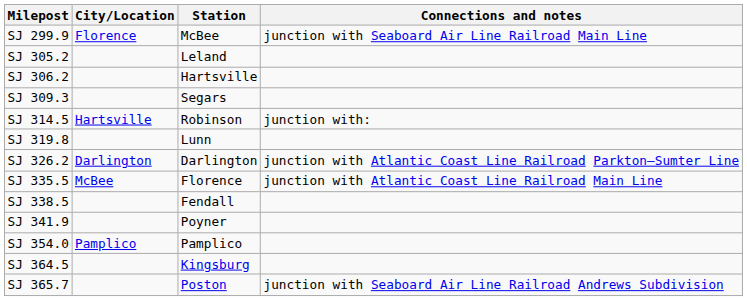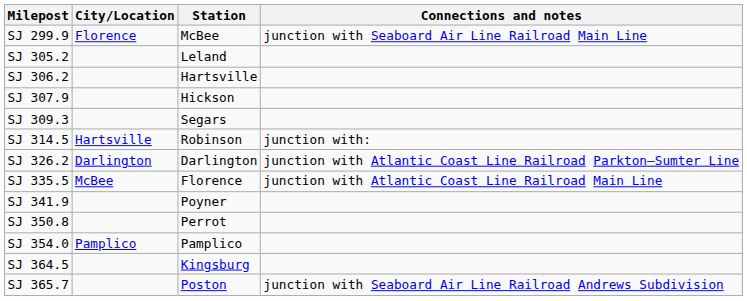+ row: (38, 98)
- row: (38, 139)
- row: (38, 202)
+ row: (38, 223)
